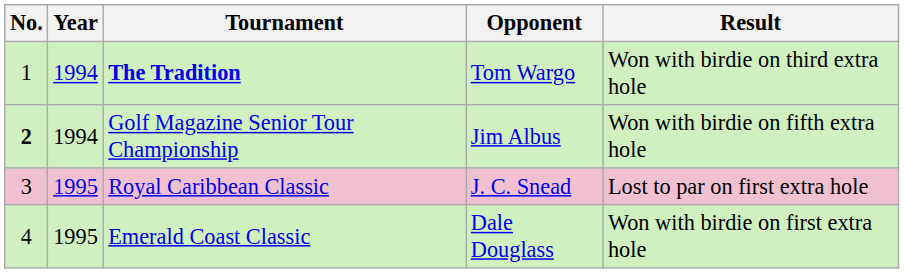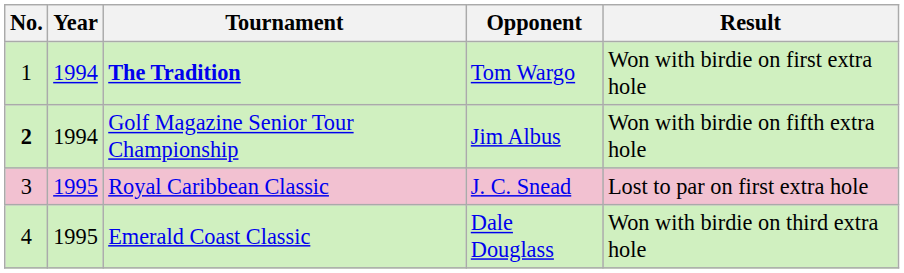(743, 73) Won with birdie on third extra hole -> (740, 73) Won with birdie on first extra hole
(740, 236) Won with birdie on first extra hole -> (743, 236) Won with birdie on third extra hole
